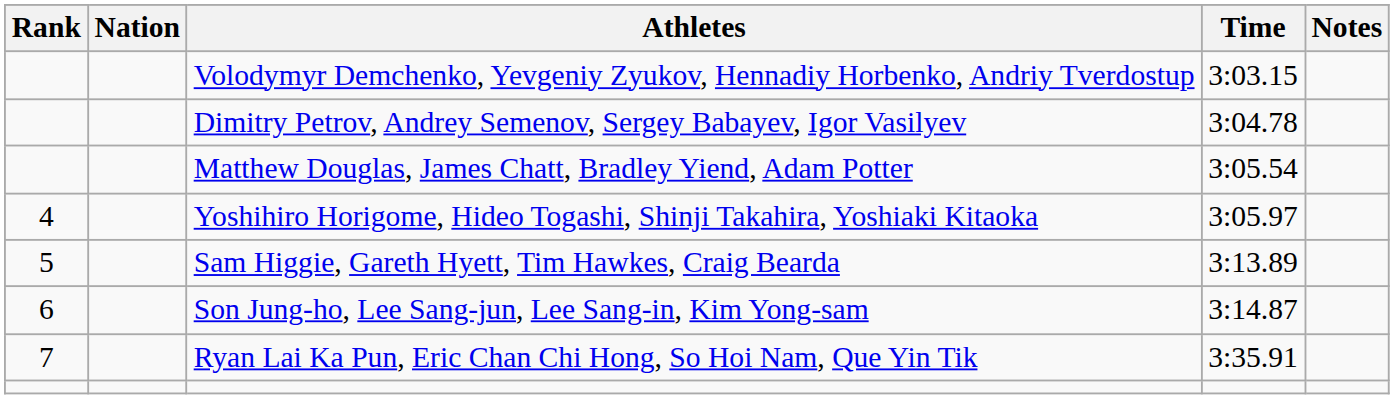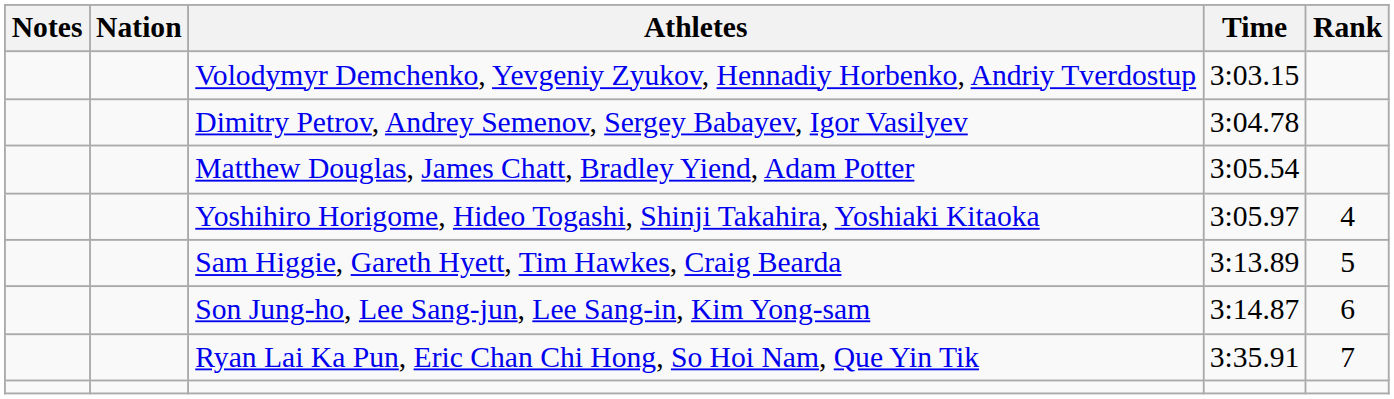columns swapped: (46, 27) <-> (1347, 27)
